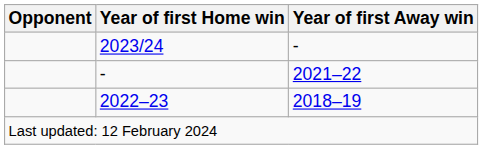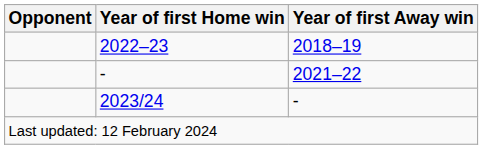rows swapped: (134, 102) <-> (132, 46)
